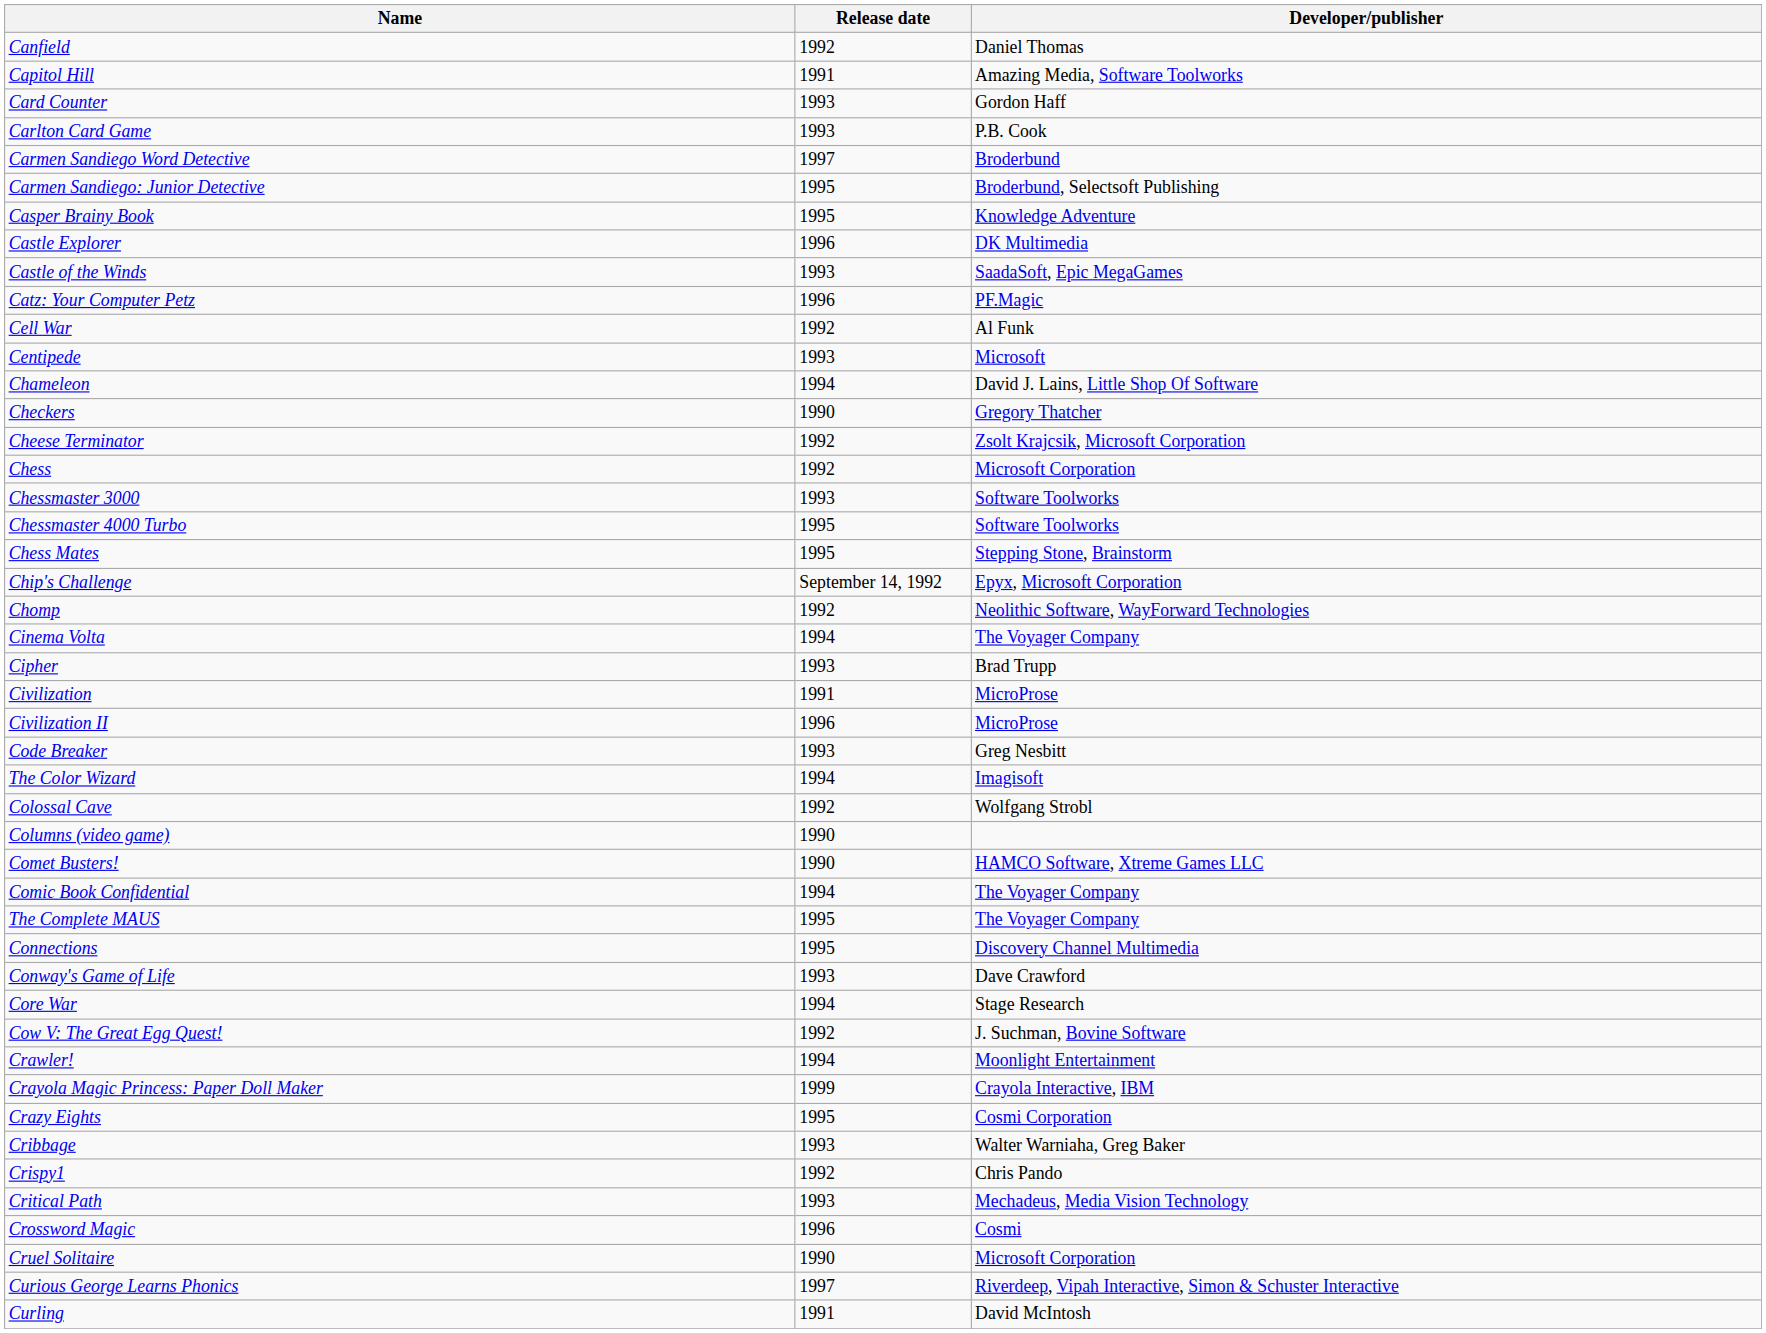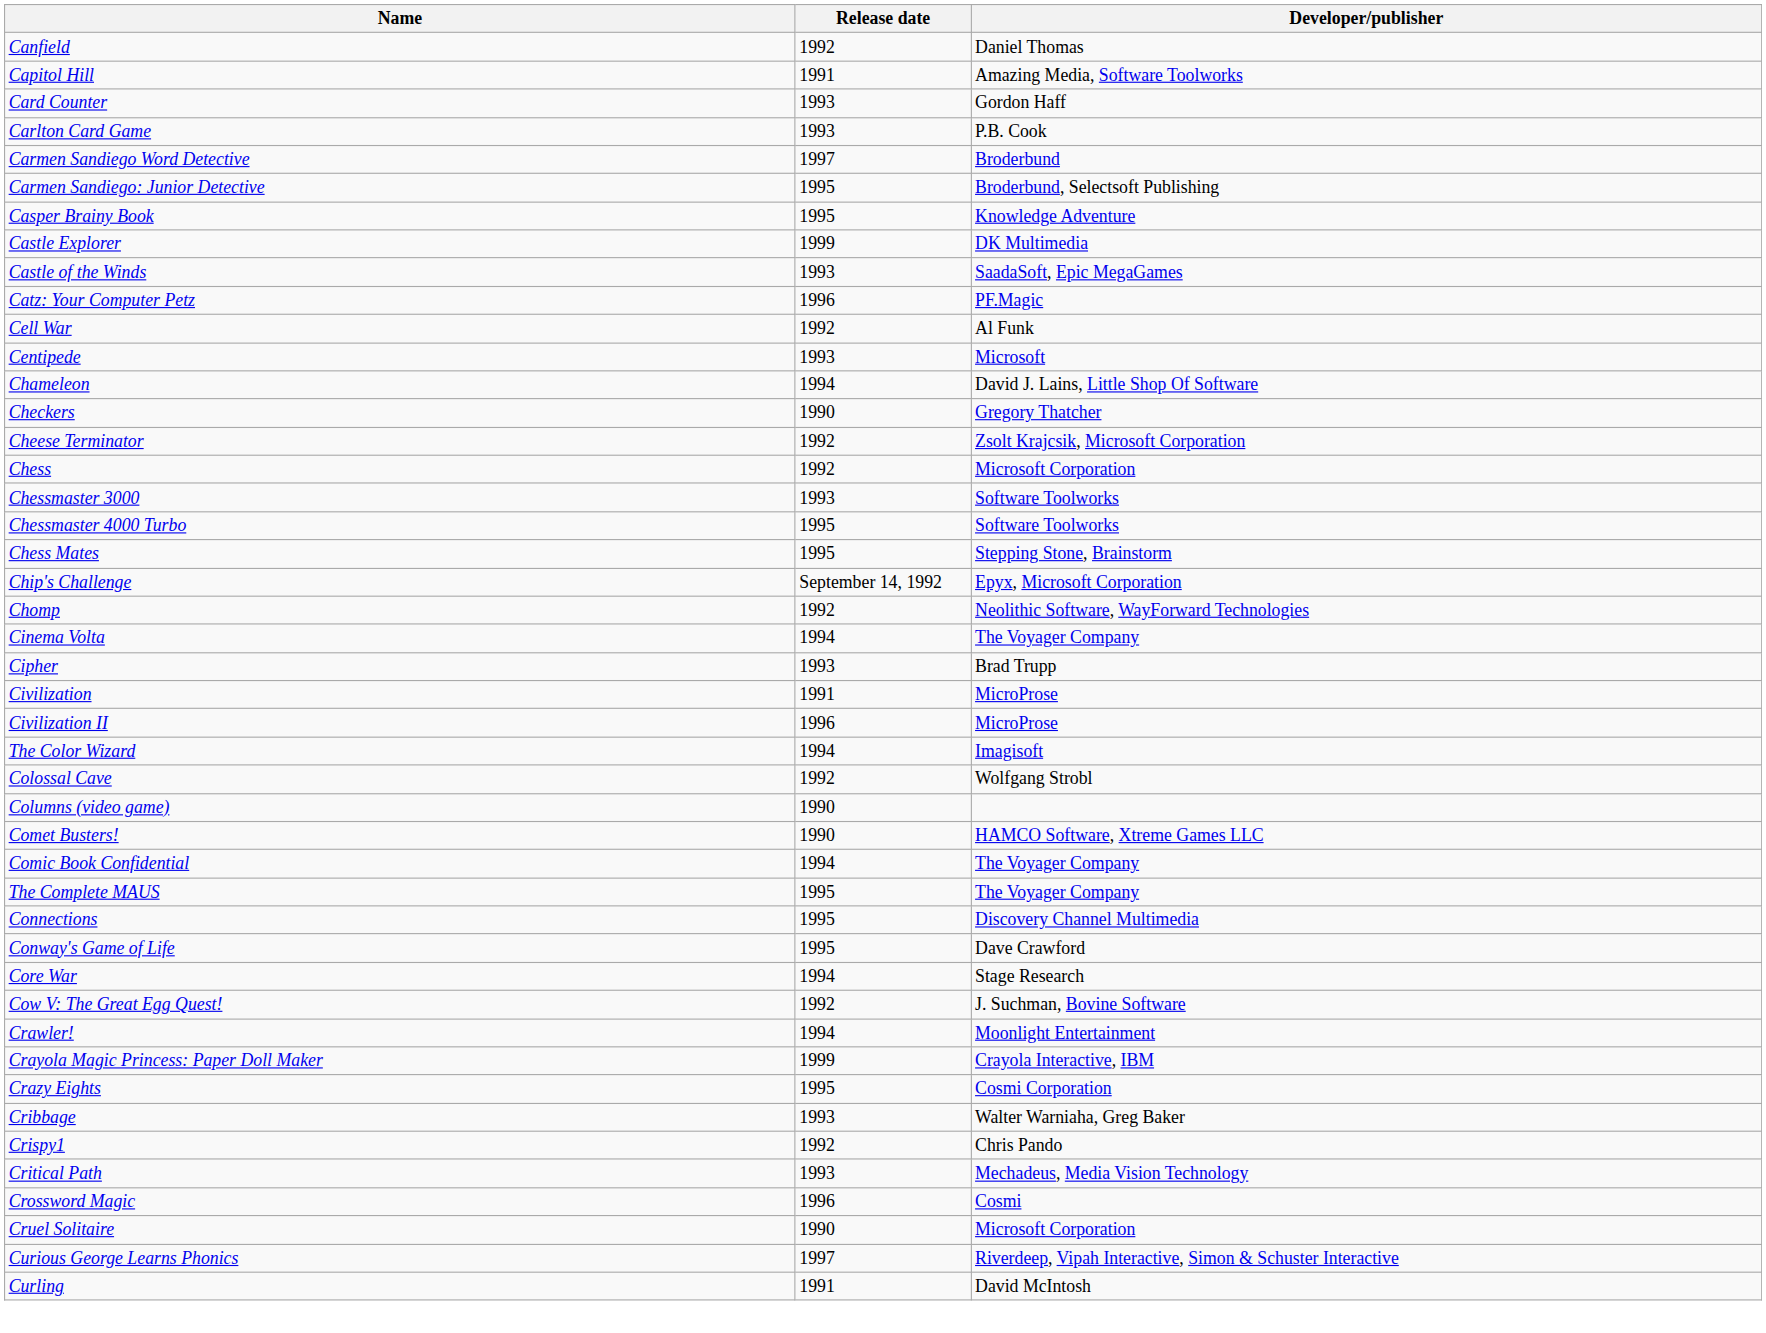(817, 243) 1996 -> (817, 243) 1999
- row: (58, 750)
(817, 976) 1993 -> (817, 948) 1995
